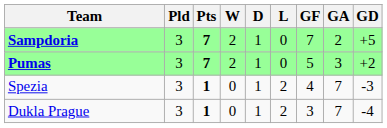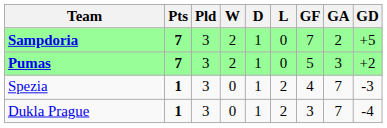columns swapped: (206, 16) <-> (179, 16)
